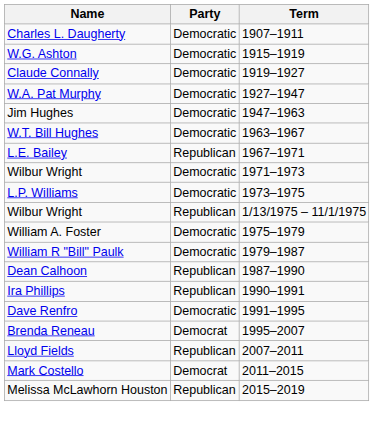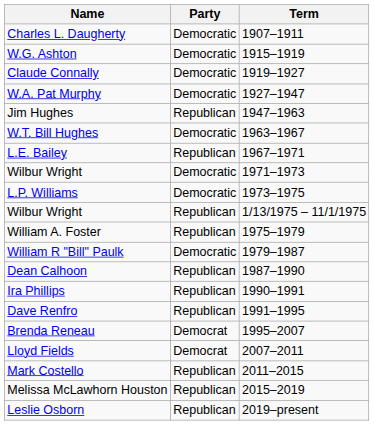(205, 113) Democratic -> (204, 113) Republican
(205, 232) Democratic -> (204, 232) Republican
(205, 311) Democratic -> (204, 311) Republican
(204, 350) Republican -> (200, 350) Democrat
(200, 370) Democrat -> (204, 370) Republican
+ row: (46, 410)
